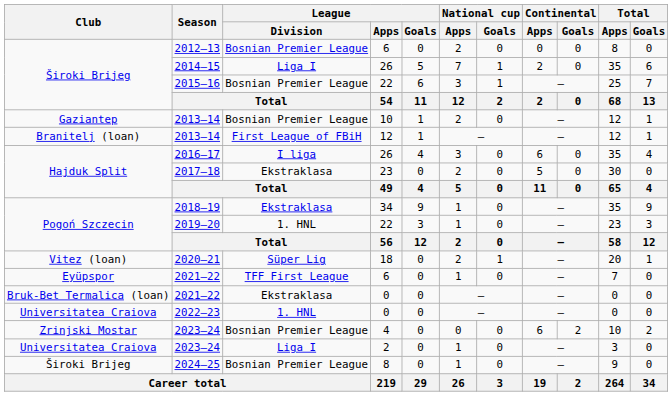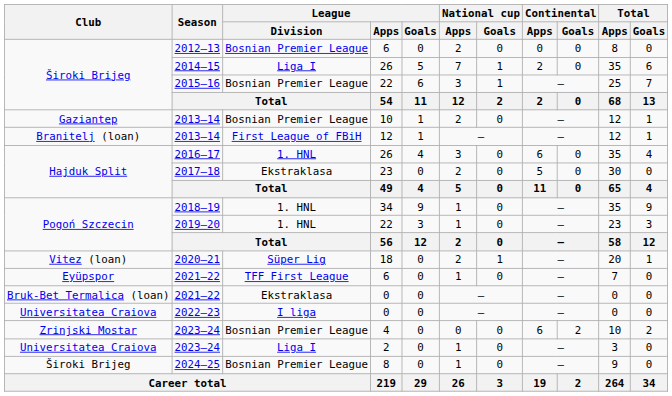(297, 154) I liga -> (297, 154) 1. HNL
(297, 207) Ekstraklasa -> (297, 207) 1. HNL
(297, 312) 1. HNL -> (297, 312) I liga
